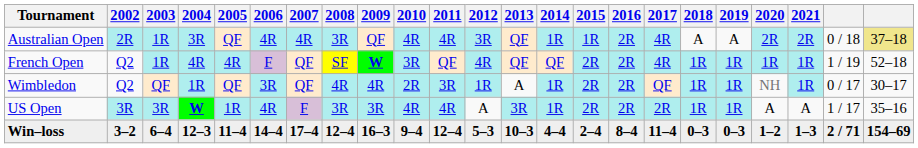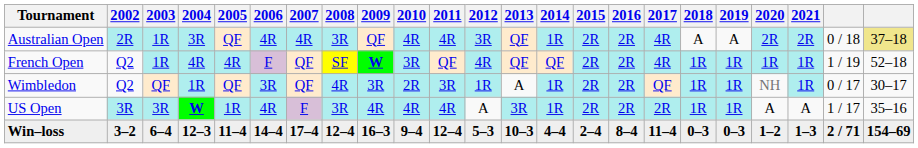(591, 39) 1R -> (591, 39) 2R
(376, 85) 4R -> (376, 85) 3R
(376, 108) 3R -> (376, 108) 4R
